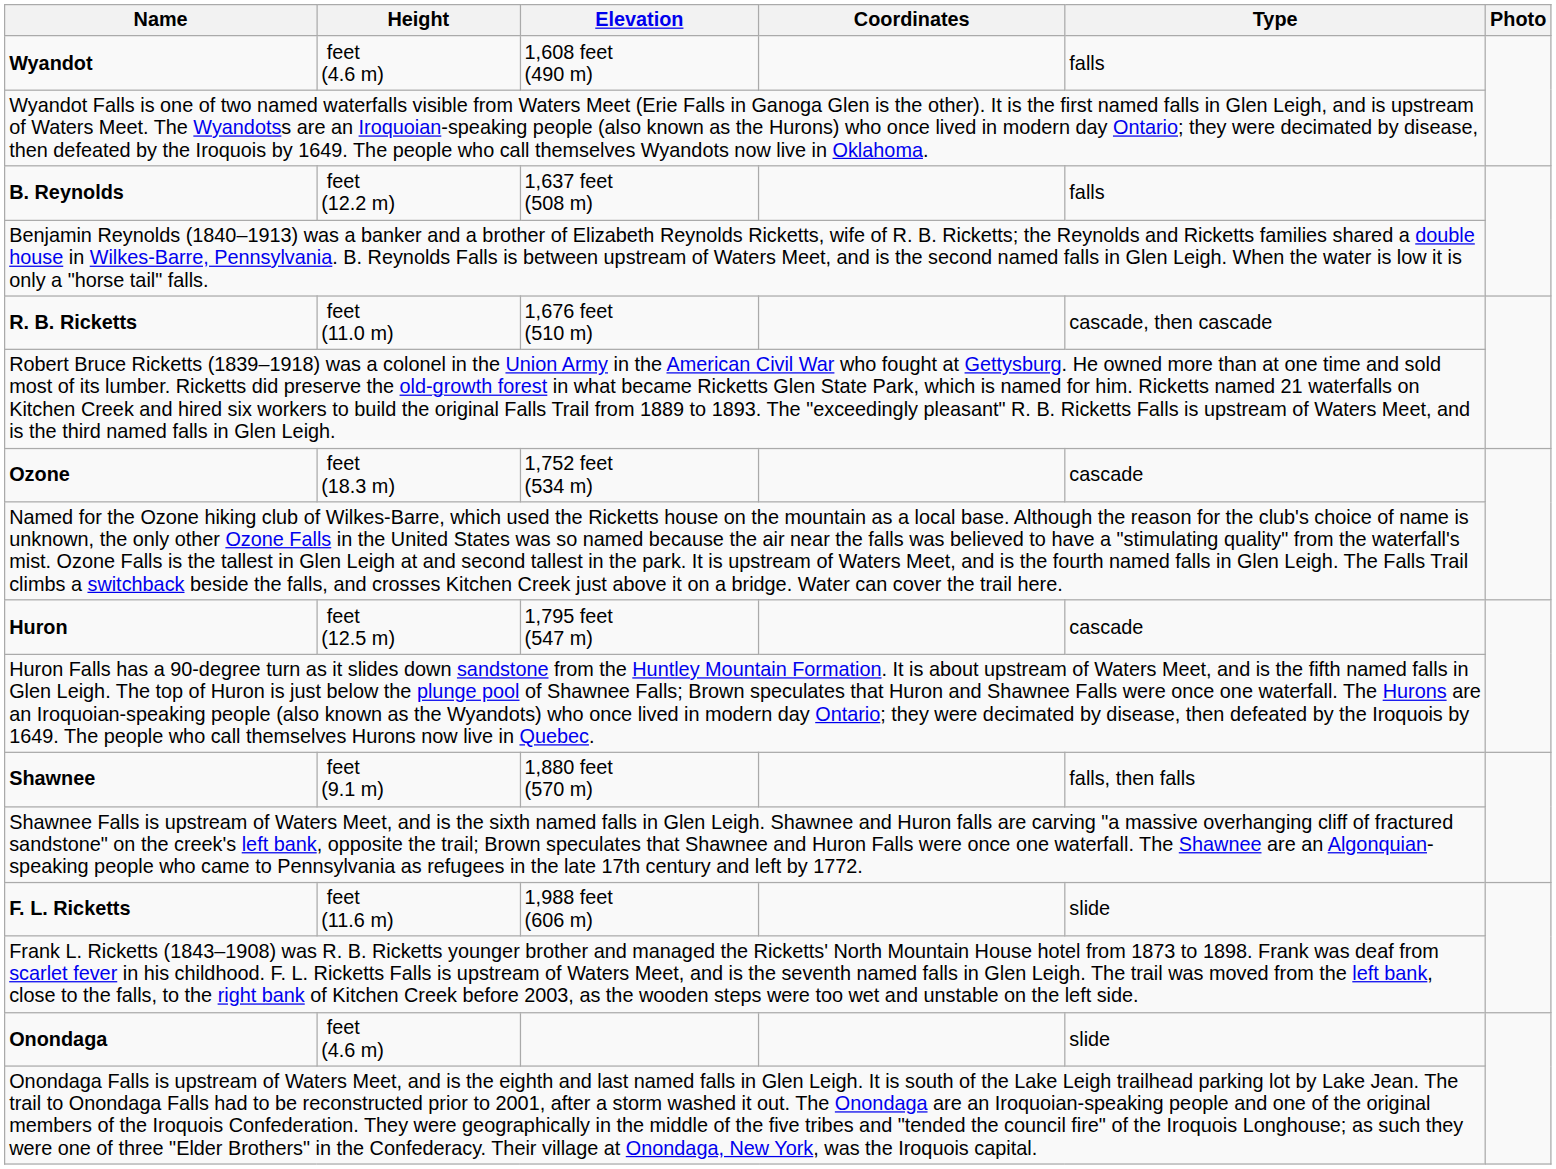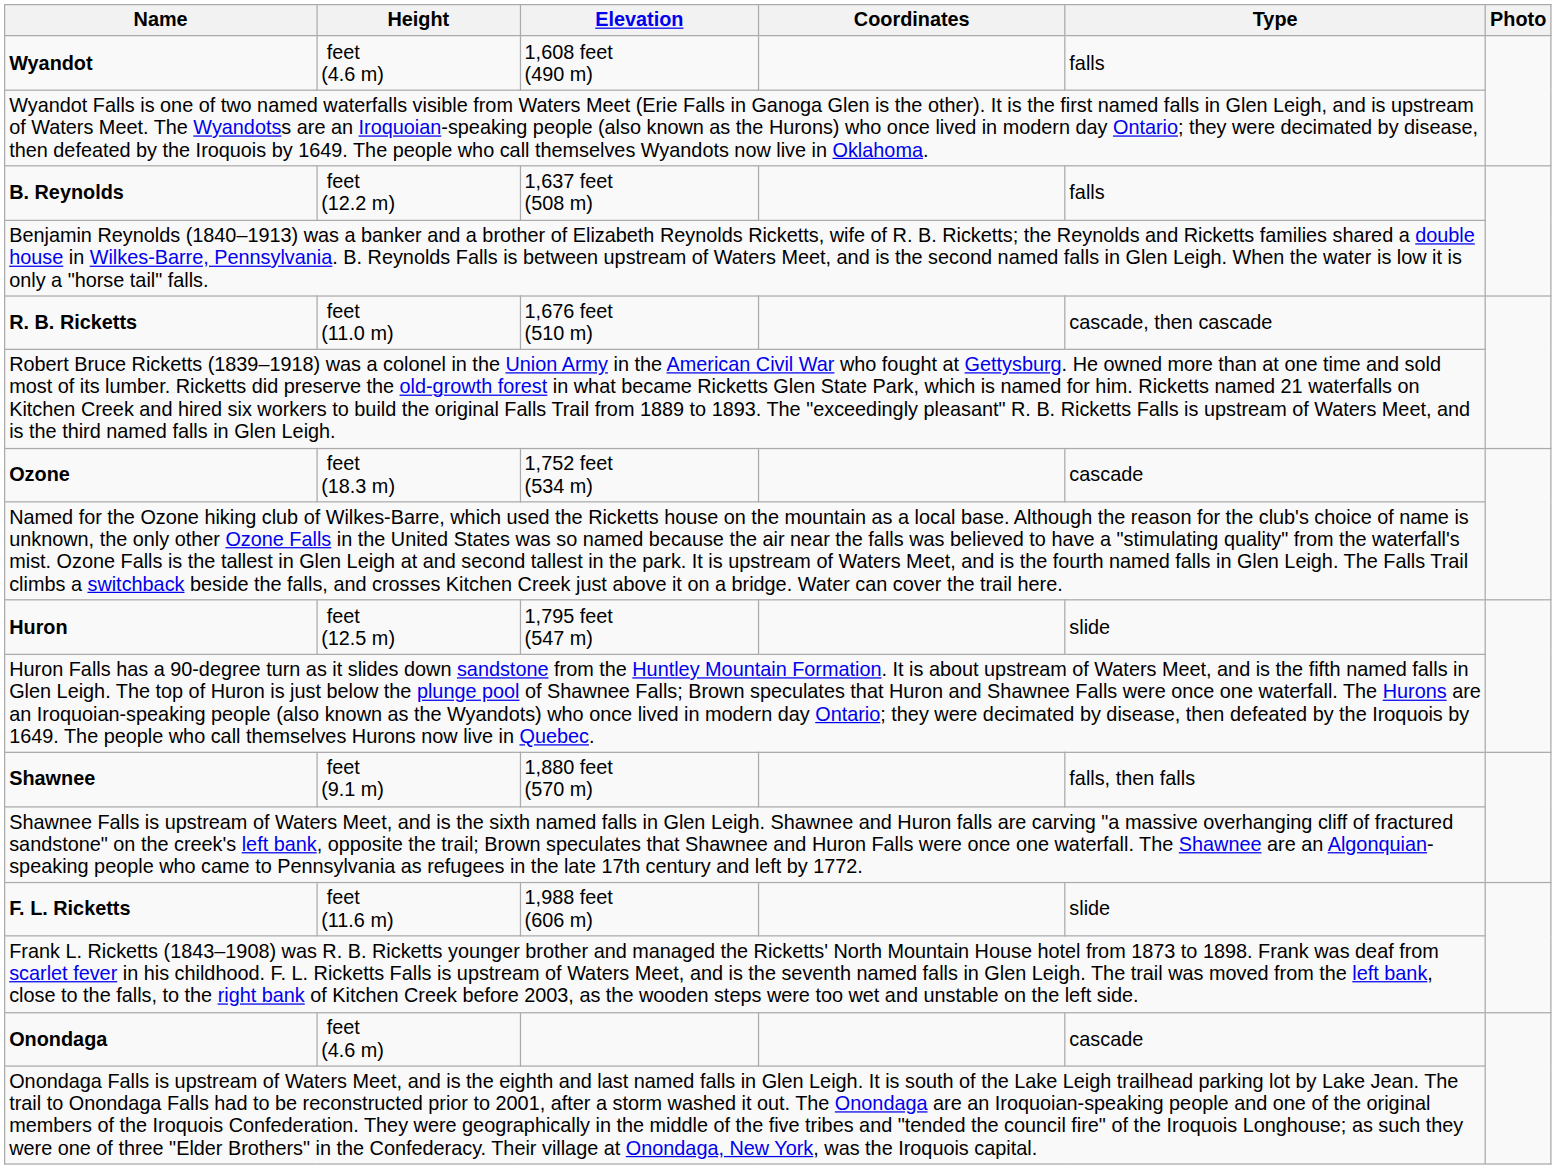(1106, 627) cascade -> (1090, 627) slide
(1090, 1039) slide -> (1106, 1039) cascade
